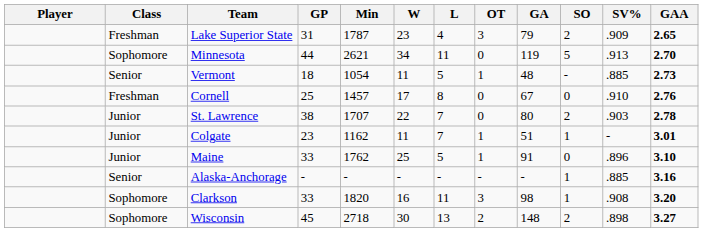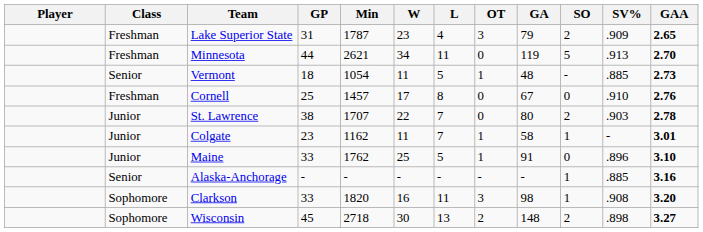(138, 55) Sophomore -> (134, 55) Freshman
(527, 136) 51 -> (527, 136) 58
